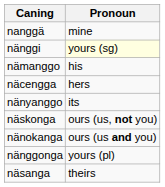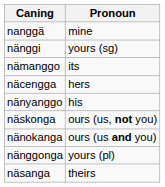(93, 48) lightyellow background -> (93, 48) no background
(75, 66) his -> (74, 66) its
(74, 102) its -> (75, 102) his
